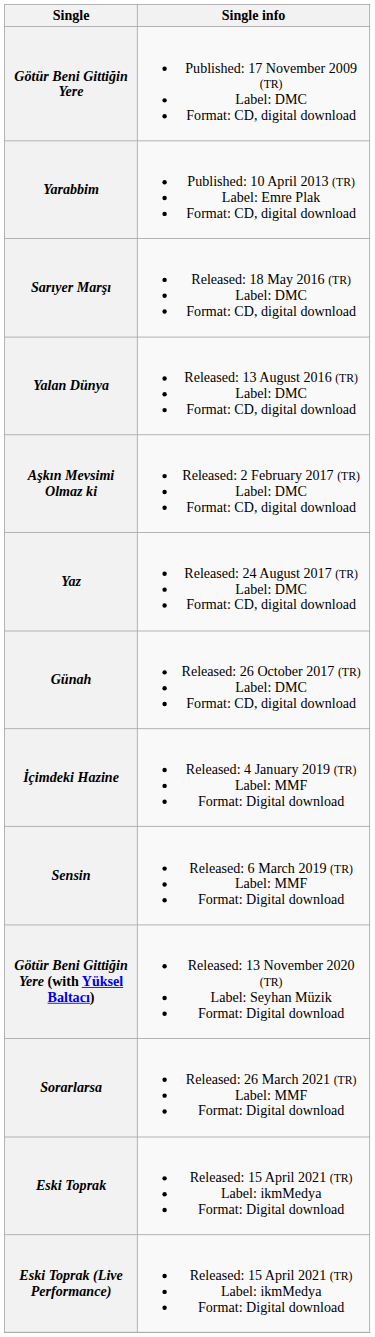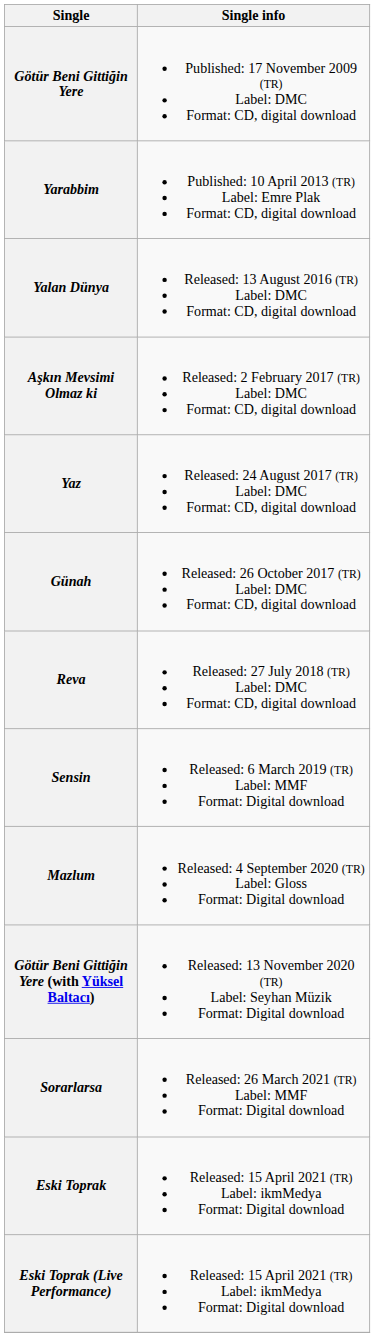- row: (71, 287)
+ row: (71, 679)
- row: (71, 777)
+ row: (71, 875)
